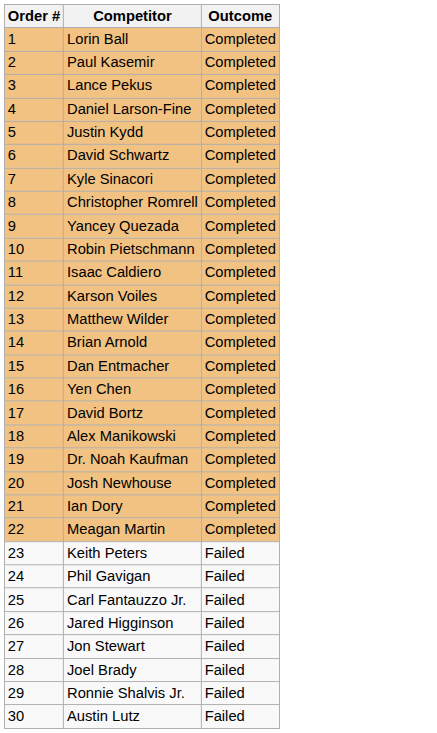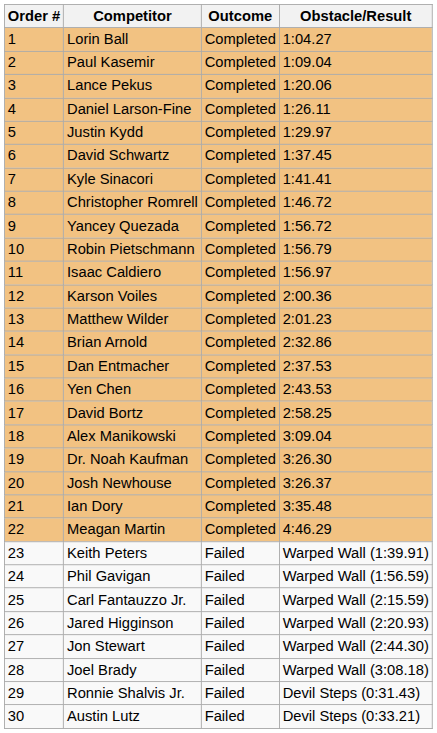+ column: (356, 16)
